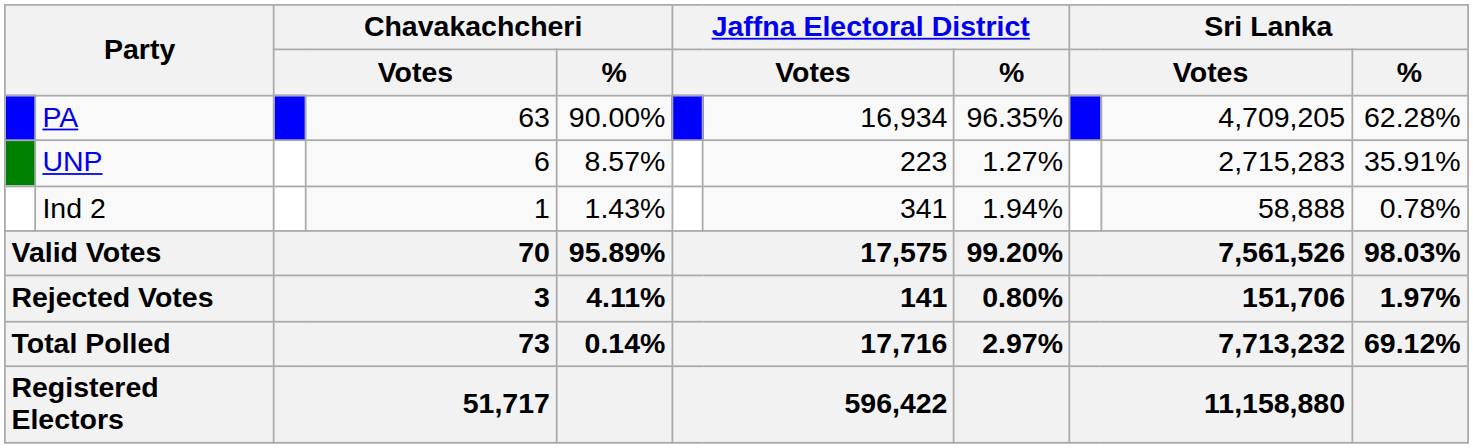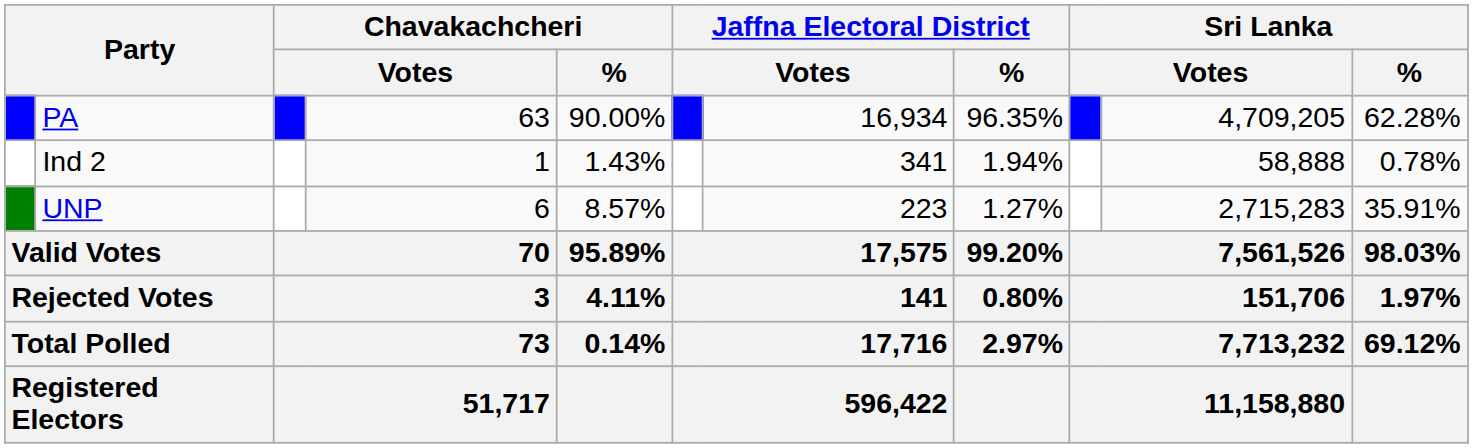rows swapped: (72, 162) <-> (74, 207)
